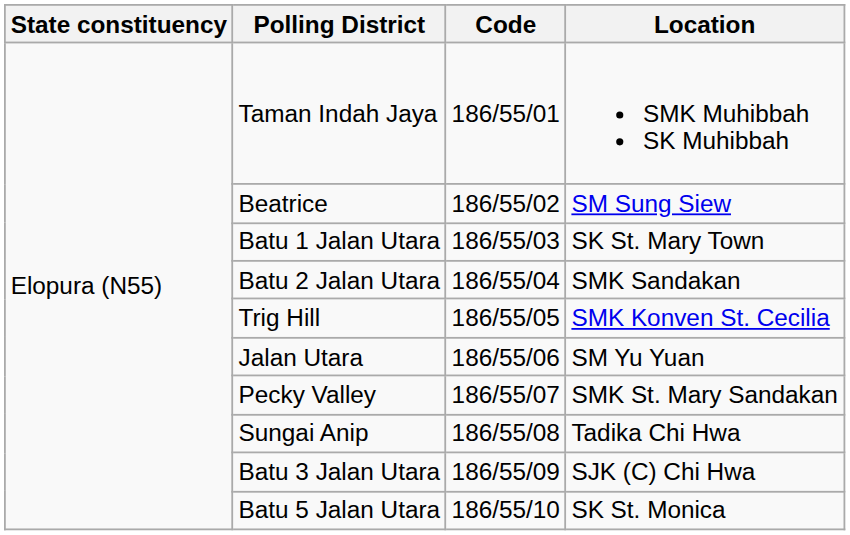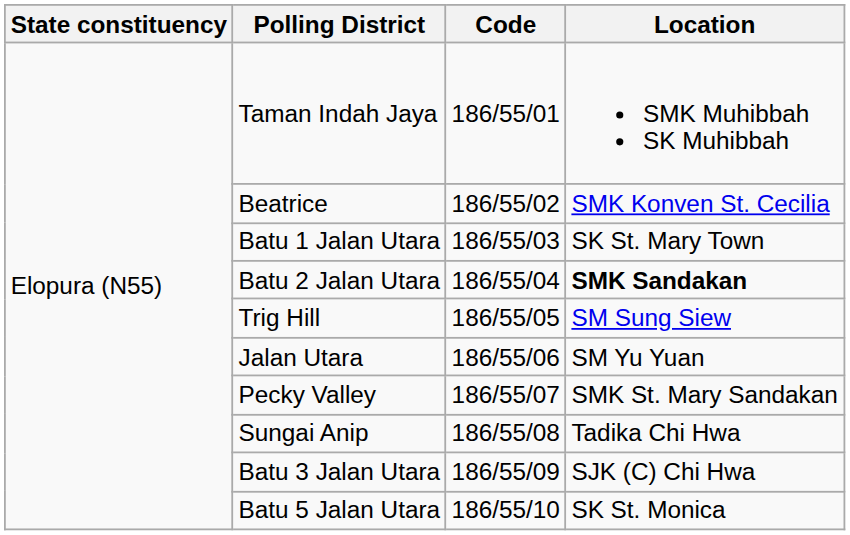(651, 203) SM Sung Siew -> (701, 203) SMK Konven St. Cecilia
(656, 280) normal -> (659, 280) bold
(701, 318) SMK Konven St. Cecilia -> (651, 318) SM Sung Siew
